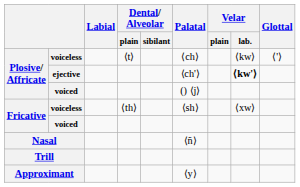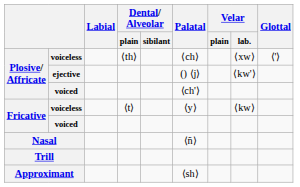(129, 57) ⟨t⟩ -> (129, 57) ⟨th⟩
(245, 57) ⟨kw⟩ -> (244, 57) ⟨xw⟩
(190, 74) ⟨ch'⟩ -> (190, 74) () ⟨j⟩
(245, 74) bold -> (244, 74) normal
(190, 91) () ⟨j⟩ -> (190, 91) ⟨ch'⟩
(129, 107) ⟨th⟩ -> (129, 107) ⟨t⟩
(190, 107) ⟨sh⟩ -> (190, 107) ⟨y⟩
(245, 107) ⟨xw⟩ -> (244, 107) ⟨kw⟩
(190, 174) ⟨y⟩ -> (190, 174) ⟨sh⟩
